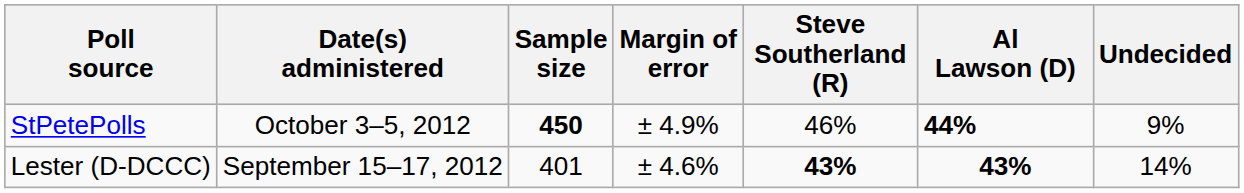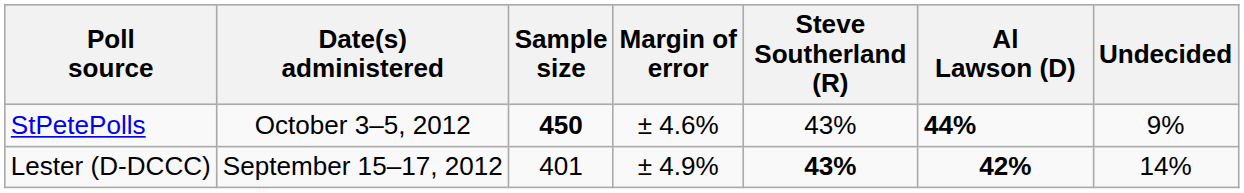(678, 125) ± 4.9% -> (678, 125) ± 4.6%
(830, 125) 46% -> (830, 125) 43%
(678, 166) ± 4.6% -> (678, 166) ± 4.9%
(1005, 166) 43% -> (1005, 166) 42%
